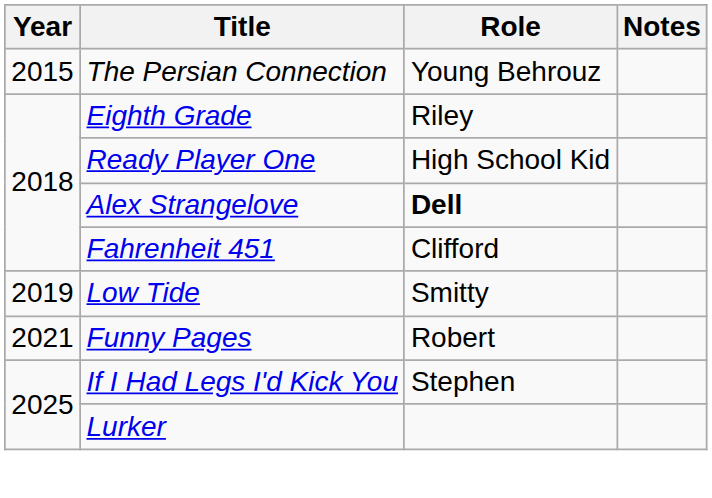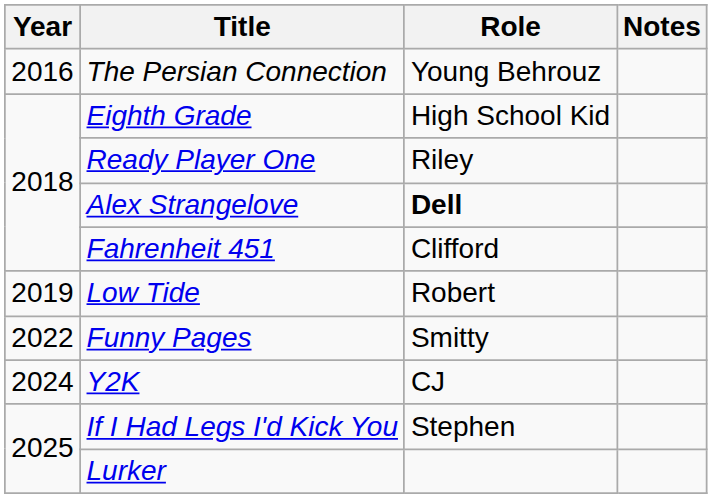(42, 71) 2015 -> (42, 71) 2016
(442, 115) Riley -> (511, 115) High School Kid
(511, 159) High School Kid -> (442, 159) Riley
(450, 293) Smitty -> (453, 293) Robert
(42, 337) 2021 -> (42, 337) 2022
(453, 337) Robert -> (450, 337) Smitty
+ row: (113, 381)
